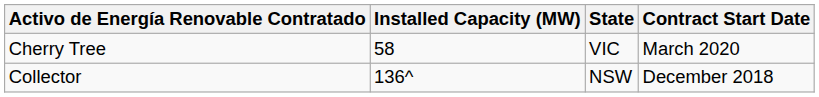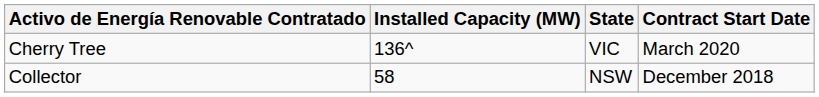(384, 48) 58 -> (394, 48) 136^
(394, 77) 136^ -> (384, 77) 58
